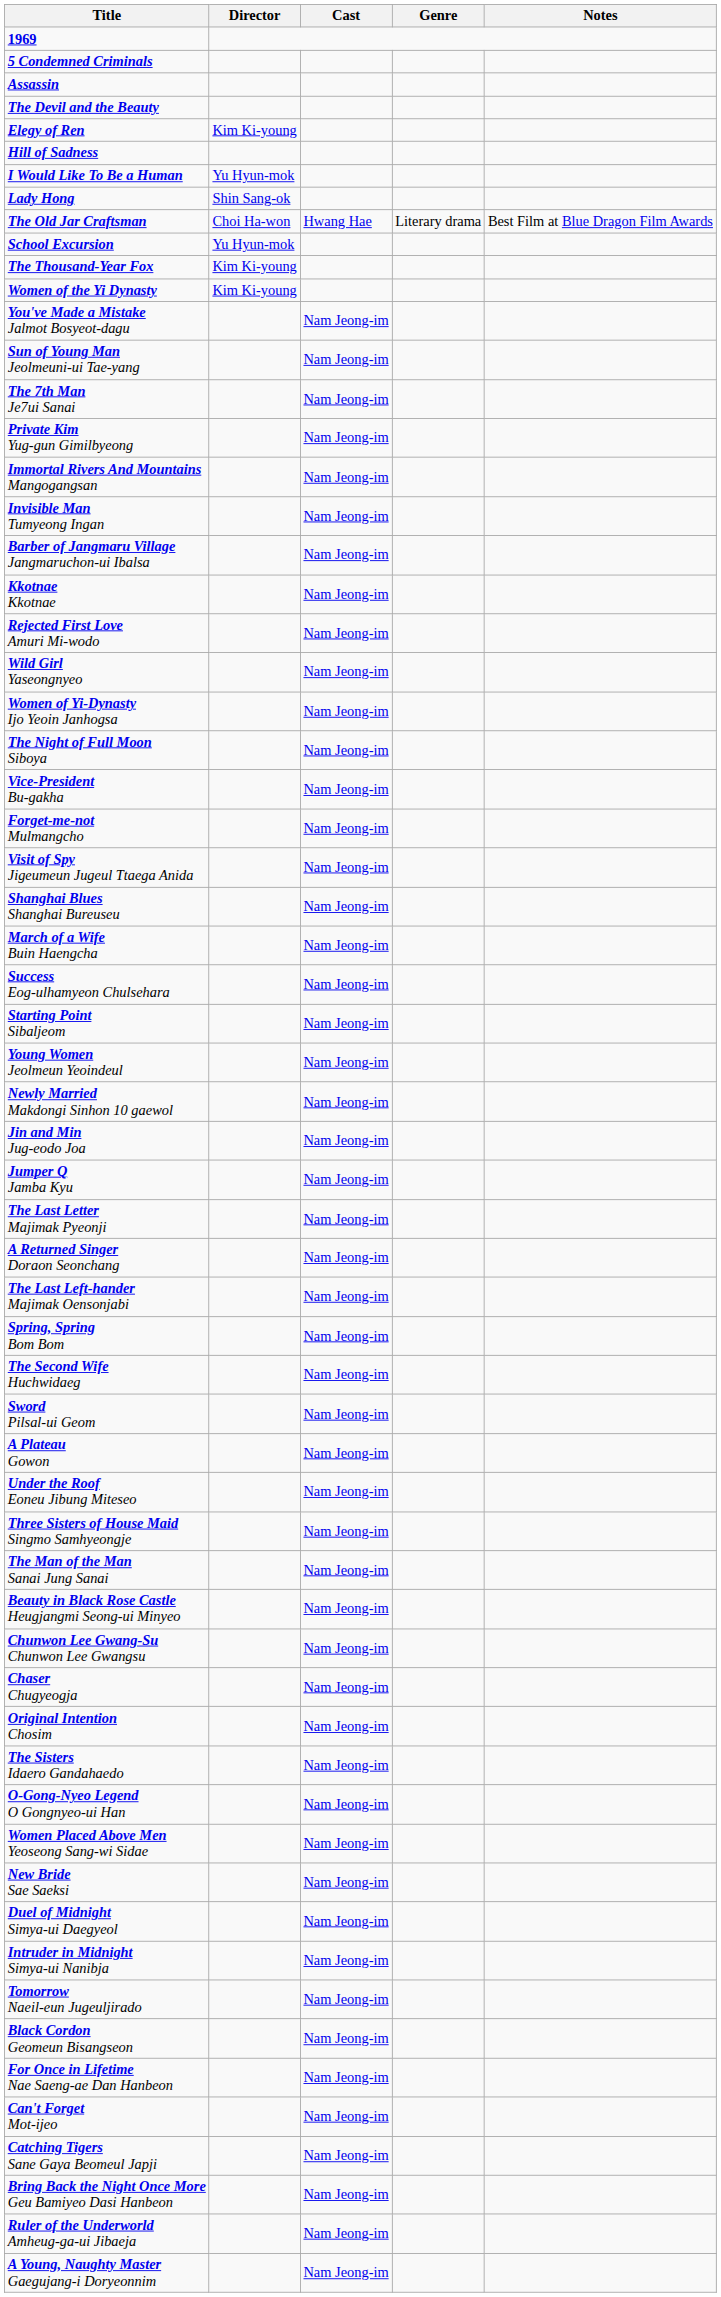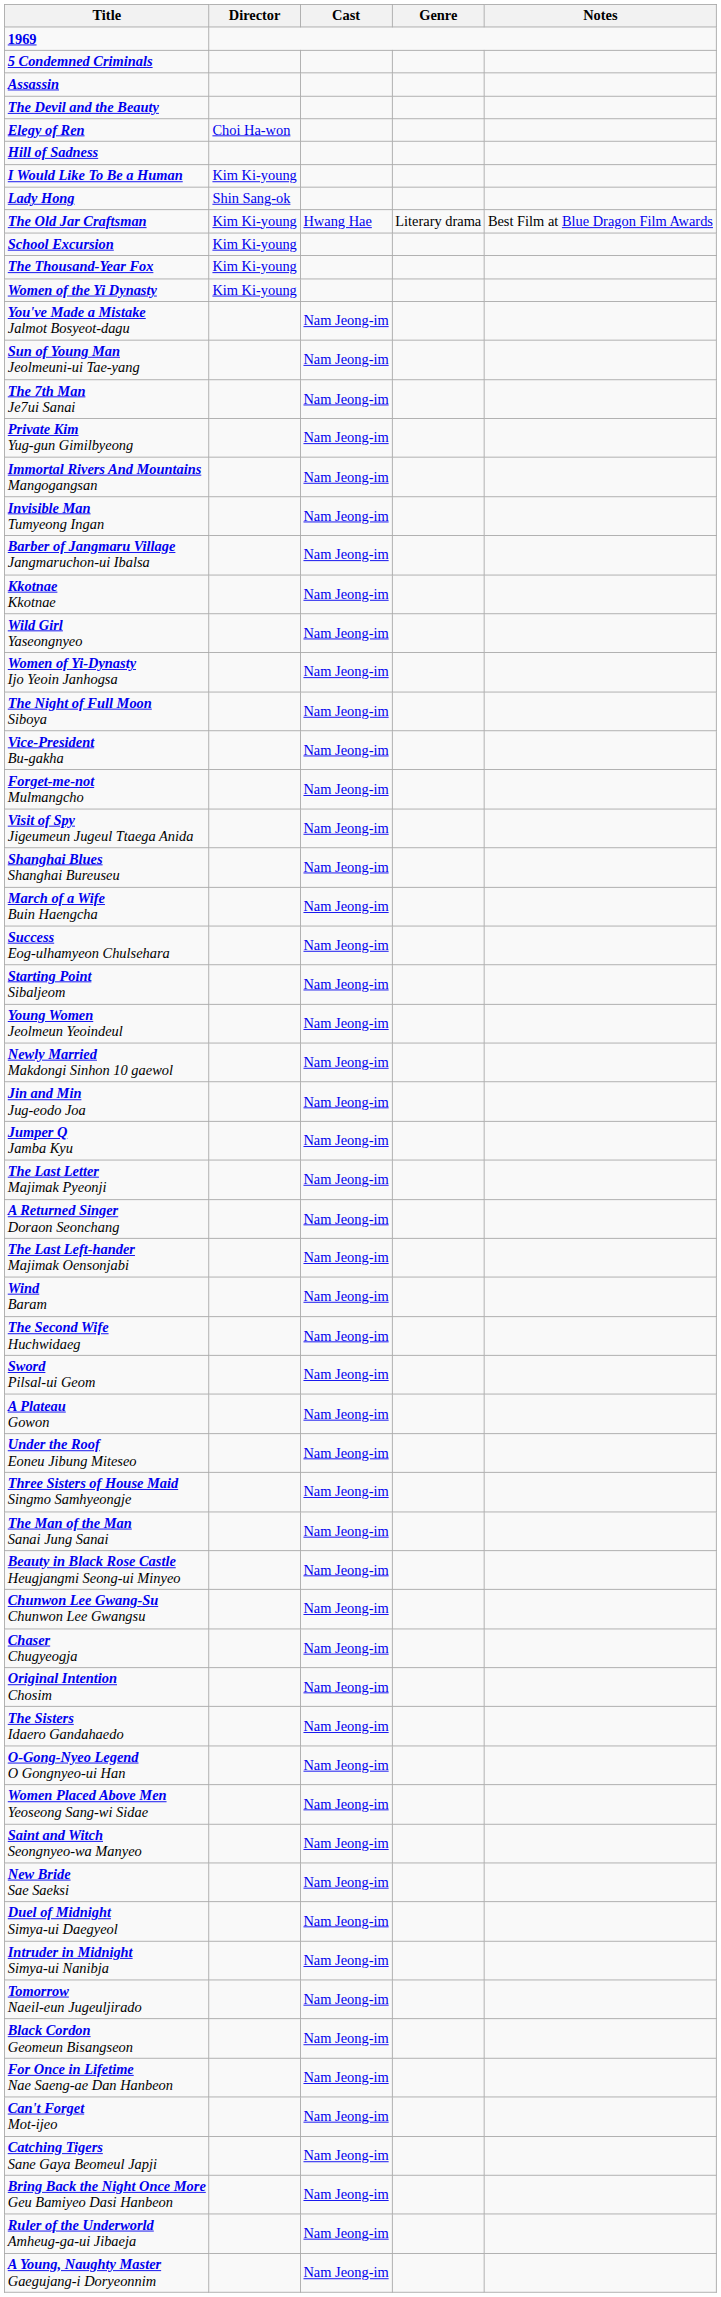(255, 130) Kim Ki-young -> (251, 130) Choi Ha-won
(253, 175) Yu Hyun-mok -> (255, 175) Kim Ki-young
(251, 221) Choi Ha-won -> (255, 221) Kim Ki-young
(253, 244) Yu Hyun-mok -> (255, 244) Kim Ki-young
- row: (65, 633)
- row: (51, 1335)
+ row: (27, 1296)
+ row: (75, 1843)
